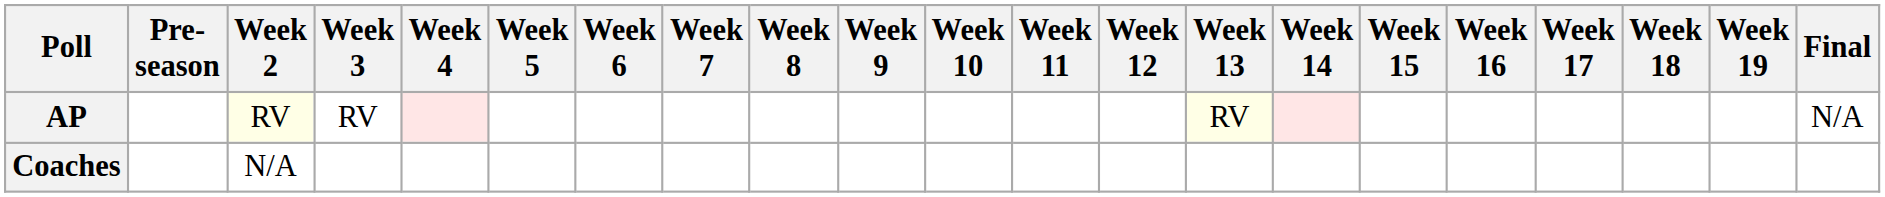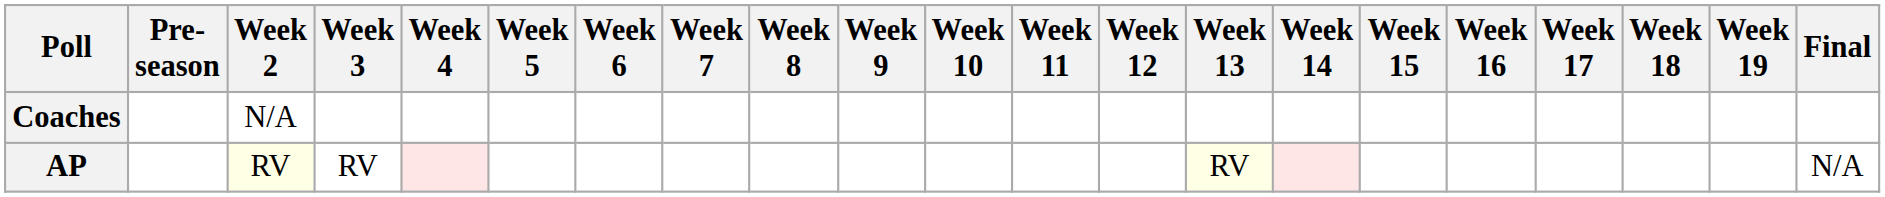rows swapped: (66, 116) <-> (66, 166)
